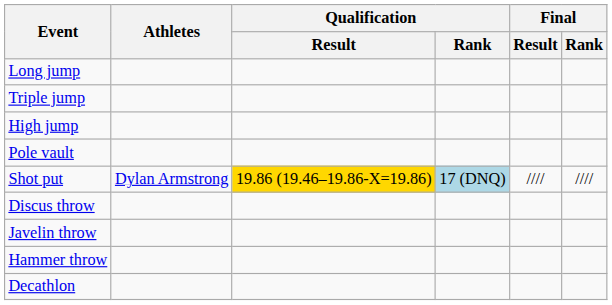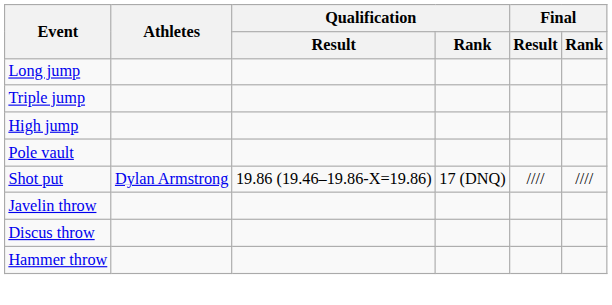(334, 179) gold background -> (334, 179) no background
(472, 179) lightblue background -> (472, 179) no background
rows swapped: (52, 206) <-> (52, 233)
- row: (42, 286)
